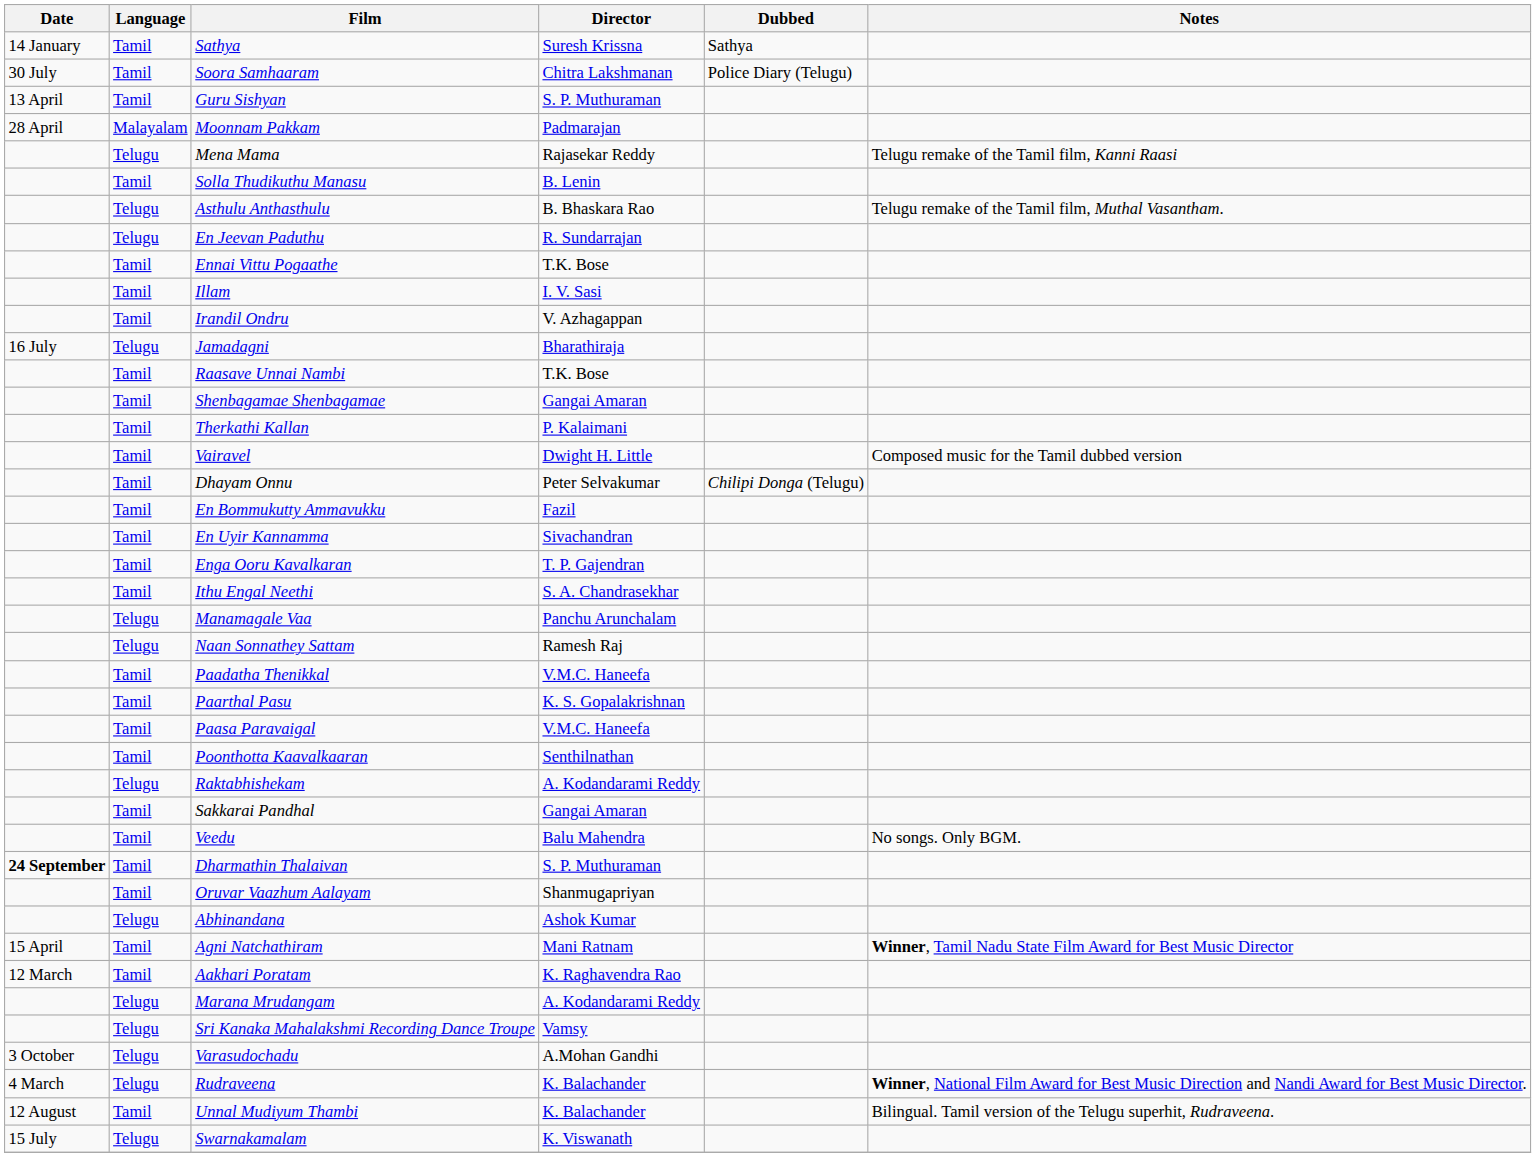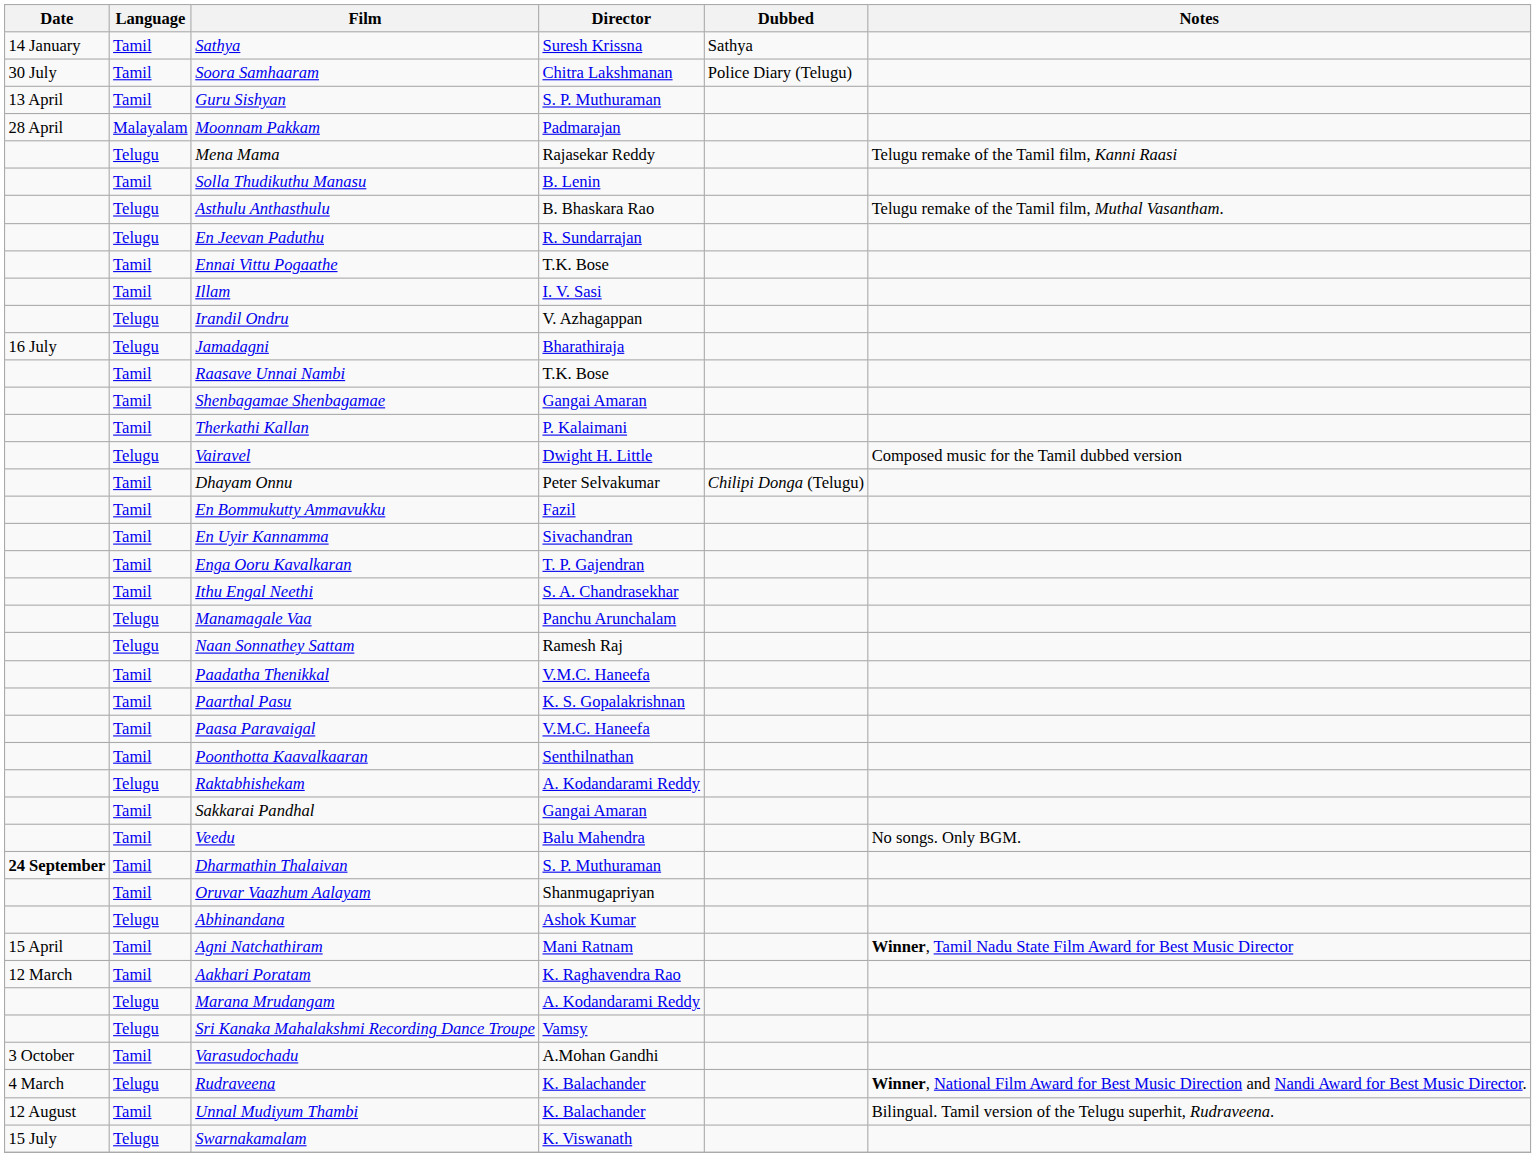(132, 318) Tamil -> (136, 318) Telugu
(132, 455) Tamil -> (136, 455) Telugu
(136, 1056) Telugu -> (132, 1056) Tamil
